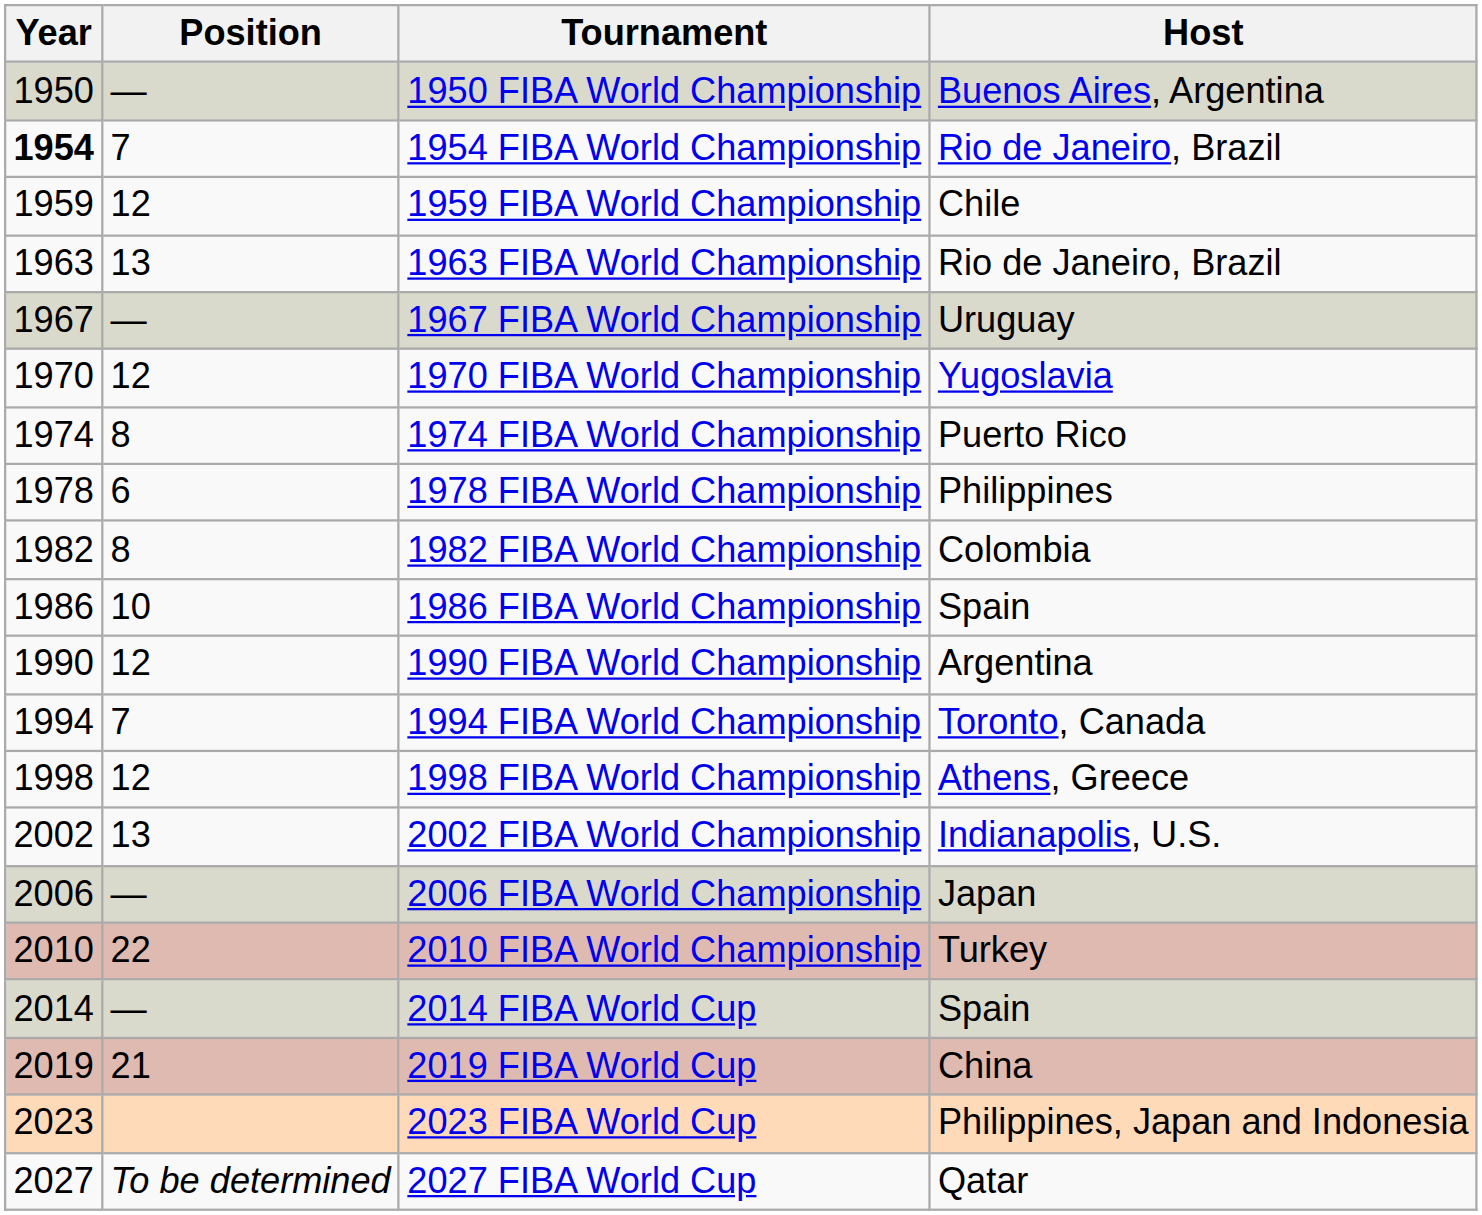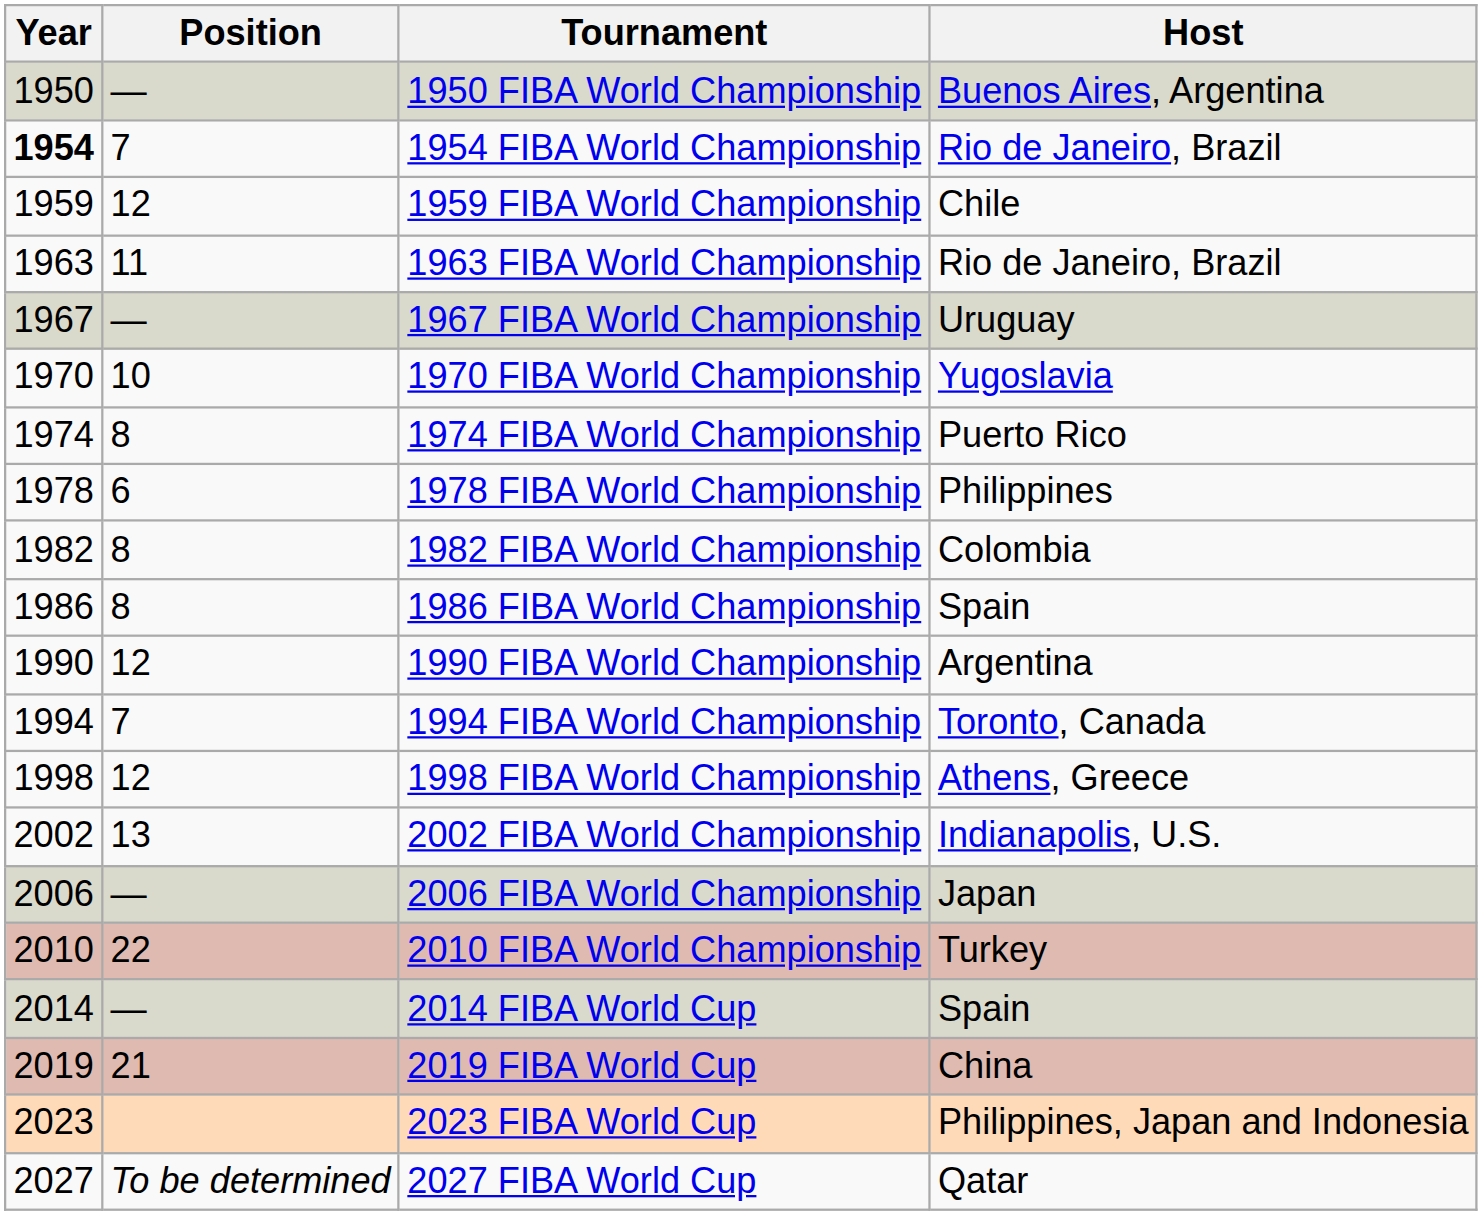(131, 262) 13 -> (129, 262) 11
(131, 377) 12 -> (131, 377) 10
(131, 606) 10 -> (121, 606) 8
